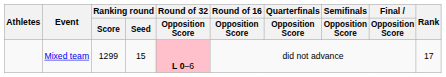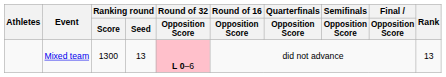(108, 57) 1299 -> (108, 57) 1300
(141, 57) 15 -> (141, 57) 13
(429, 57) 17 -> (429, 57) 13
